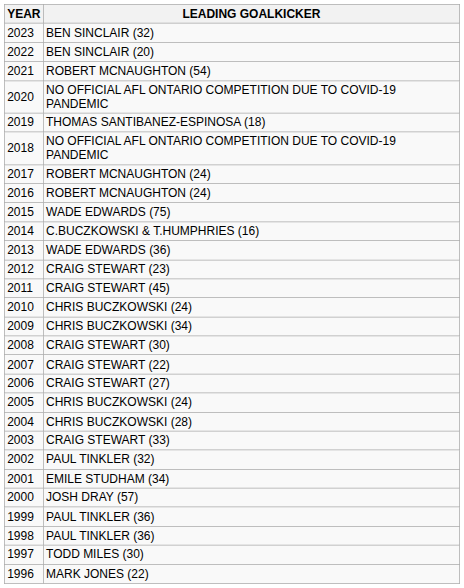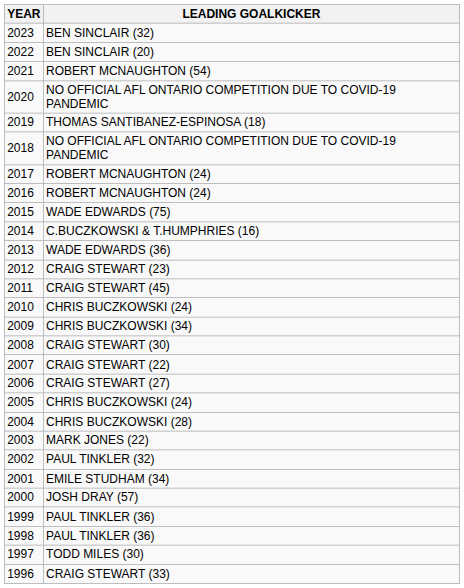(108, 440) CRAIG STEWART (33) -> (97, 440) MARK JONES (22)
(97, 573) MARK JONES (22) -> (108, 573) CRAIG STEWART (33)
